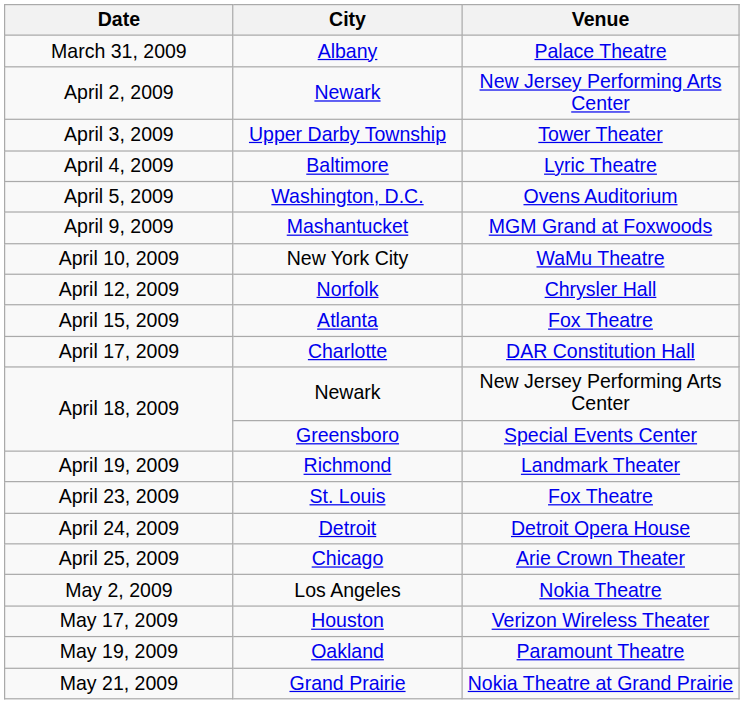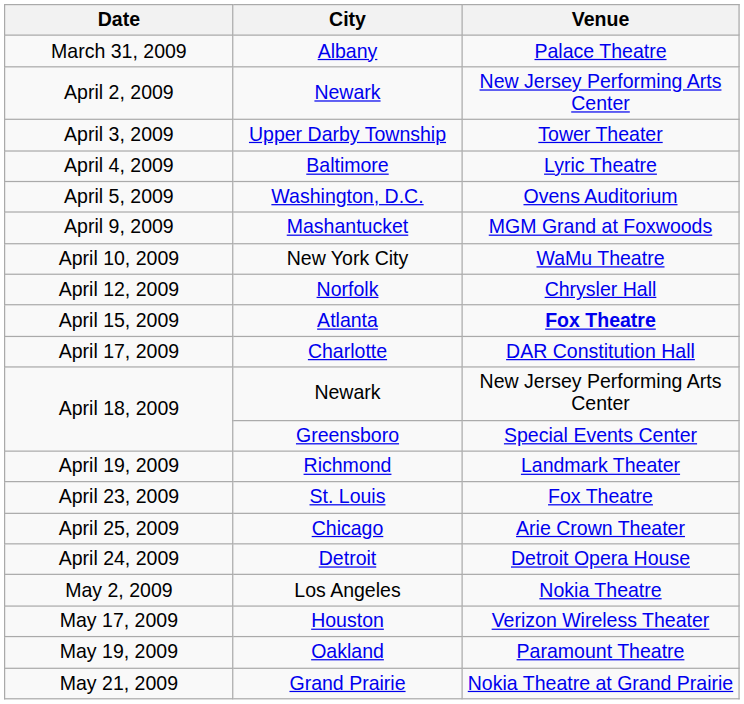(601, 320) normal -> (601, 320) bold
rows swapped: (119, 528) <-> (119, 559)
